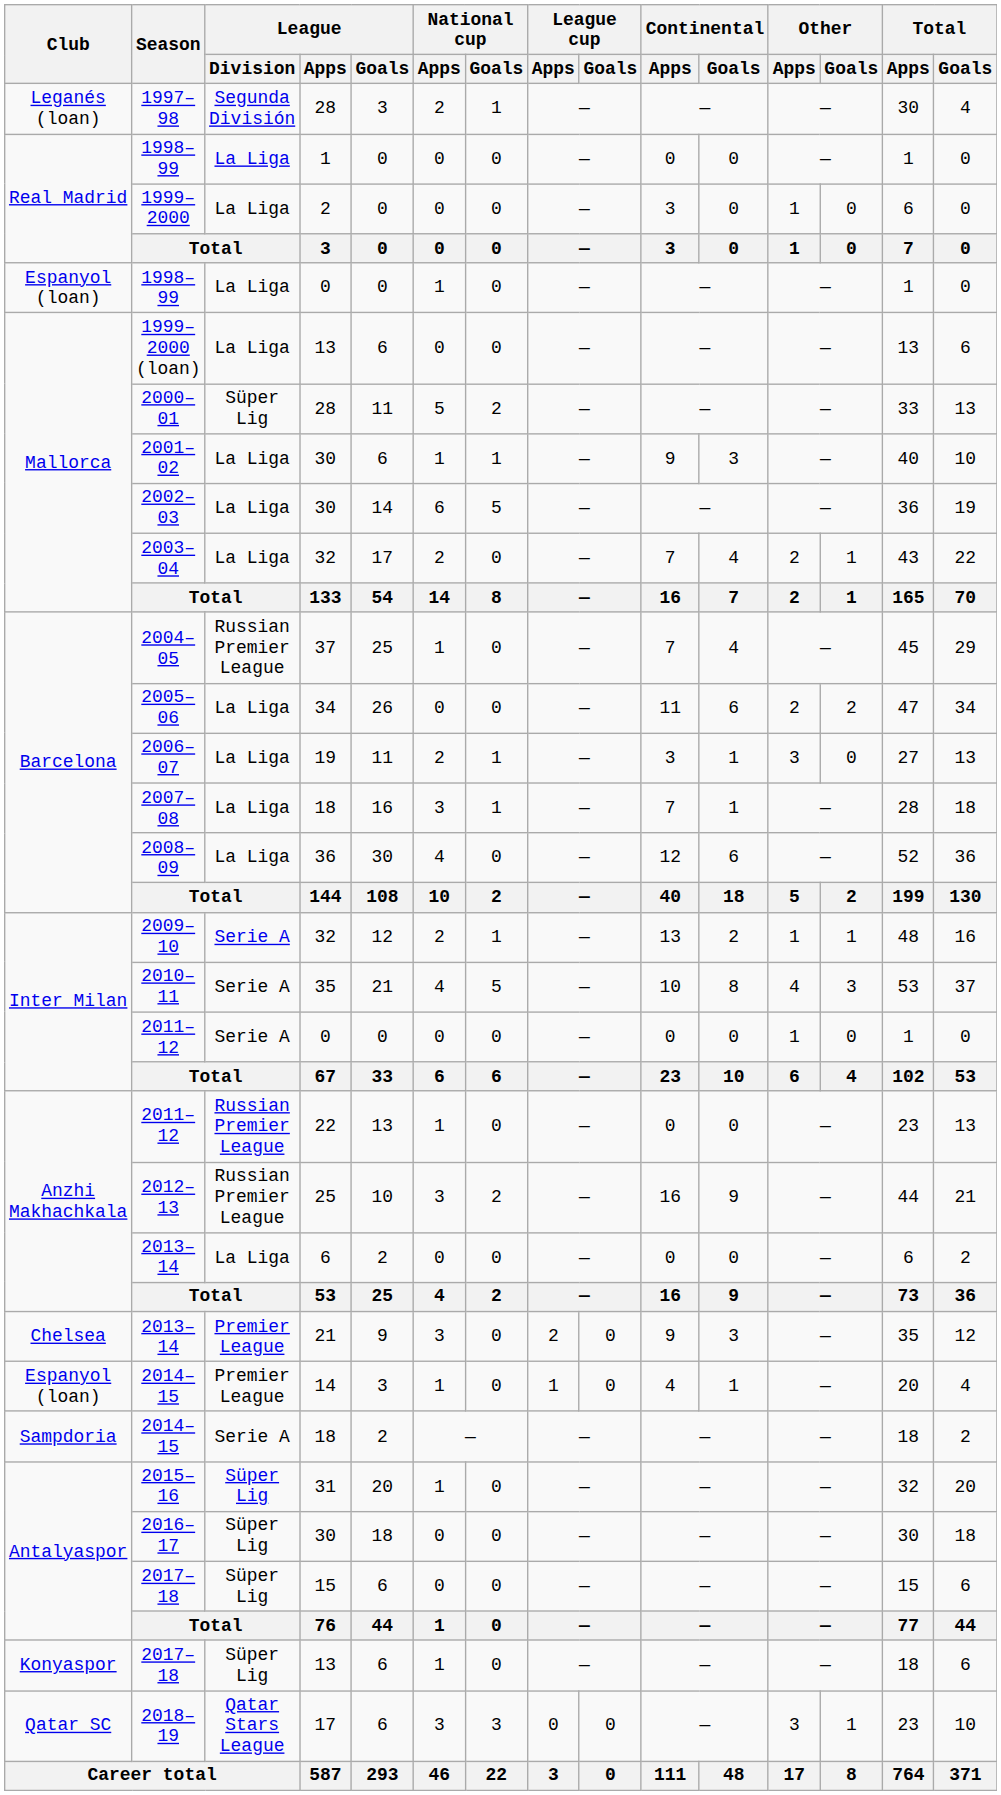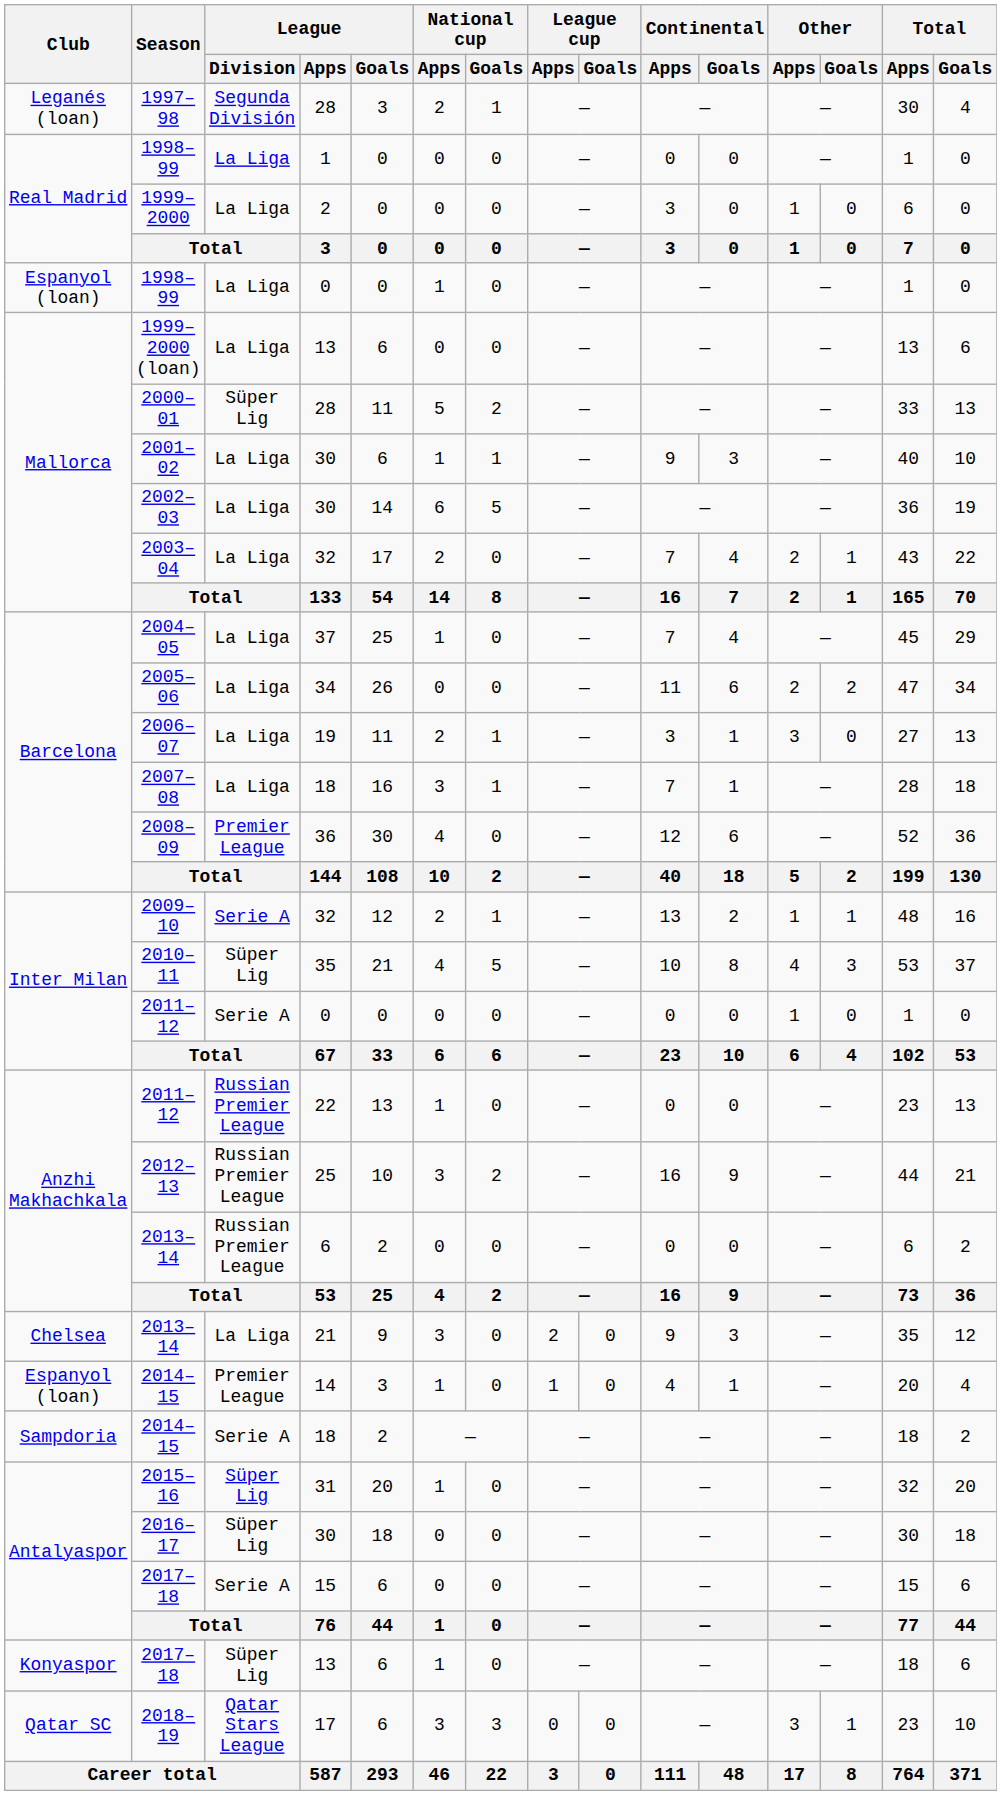(252, 648) Russian Premier League -> (252, 637) La Liga
(252, 858) La Liga -> (252, 837) Premier League
(252, 987) Serie A -> (252, 966) Süper Lig
(252, 1257) La Liga -> (252, 1247) Russian Premier League
(252, 1337) Premier League -> (252, 1337) La Liga
(252, 1586) Süper Lig -> (252, 1586) Serie A
